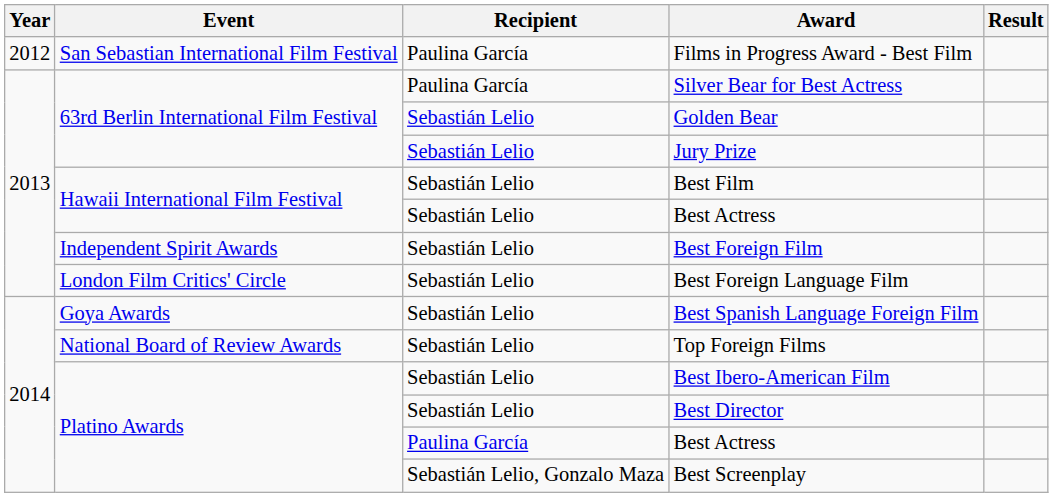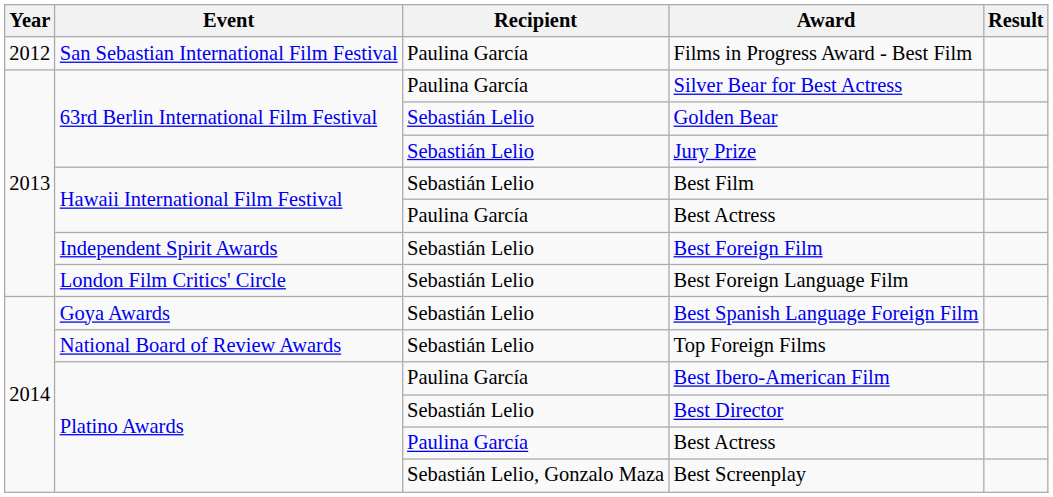(470, 215) Sebastián Lelio -> (468, 215) Paulina García
(470, 378) Sebastián Lelio -> (468, 378) Paulina García
